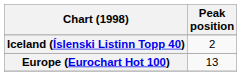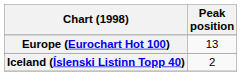rows swapped: (96, 62) <-> (96, 44)
